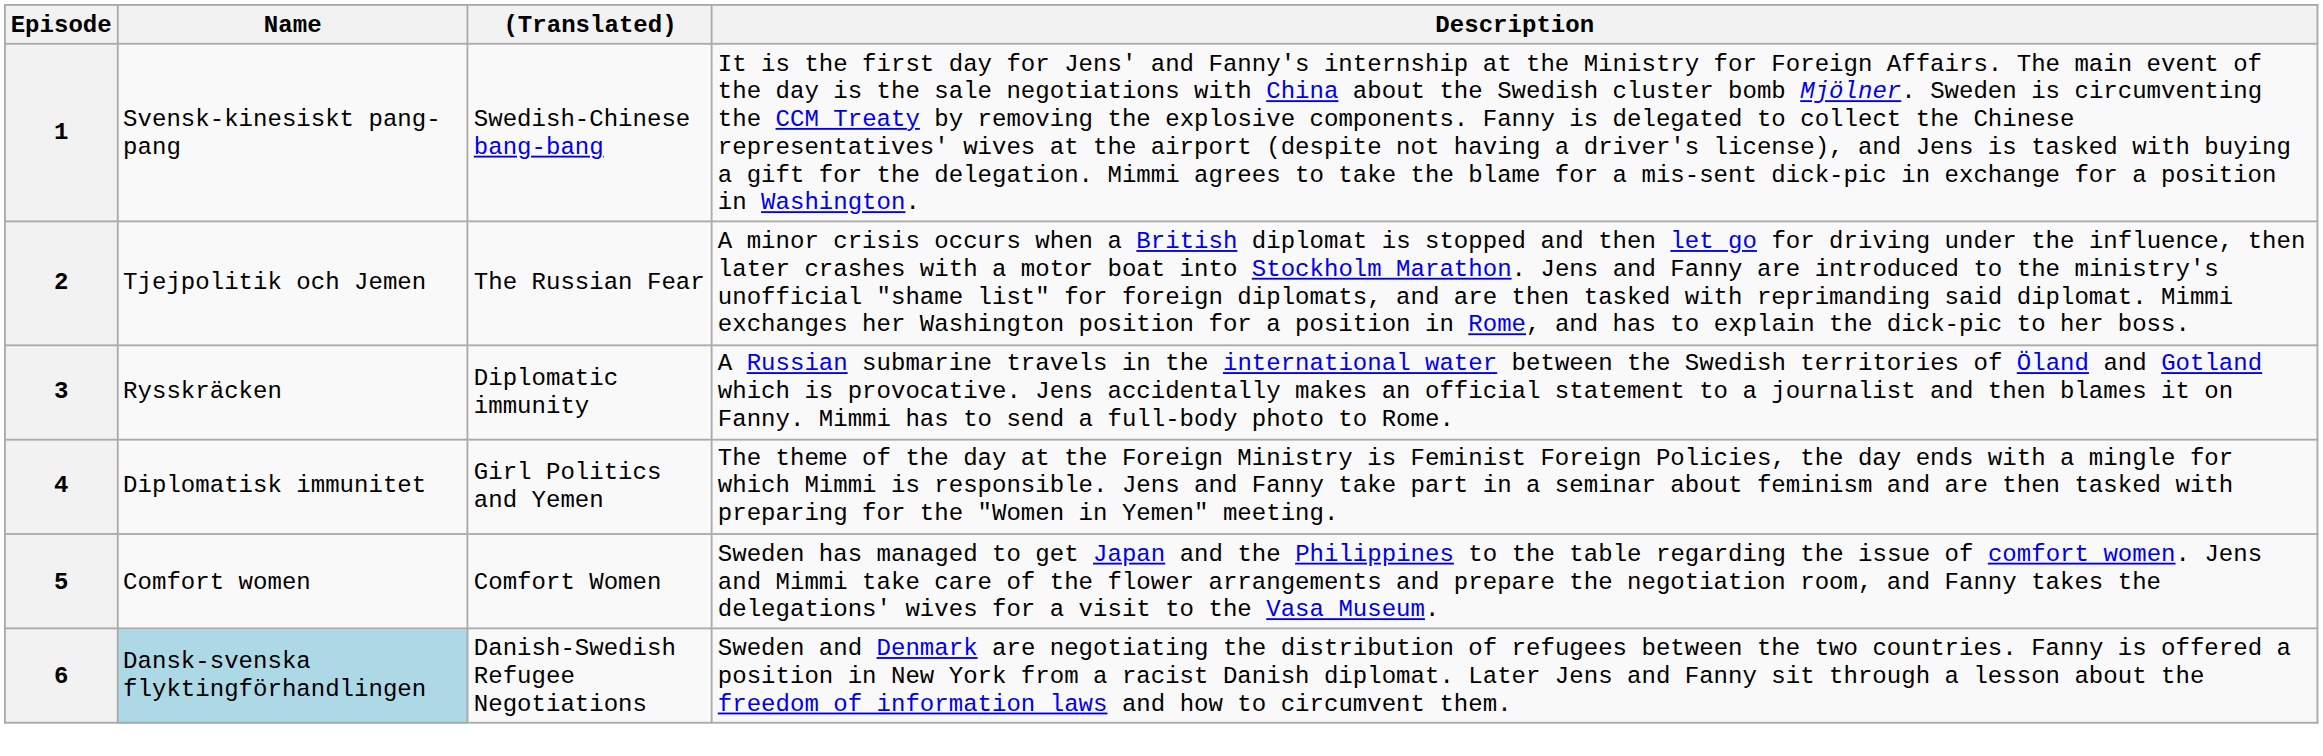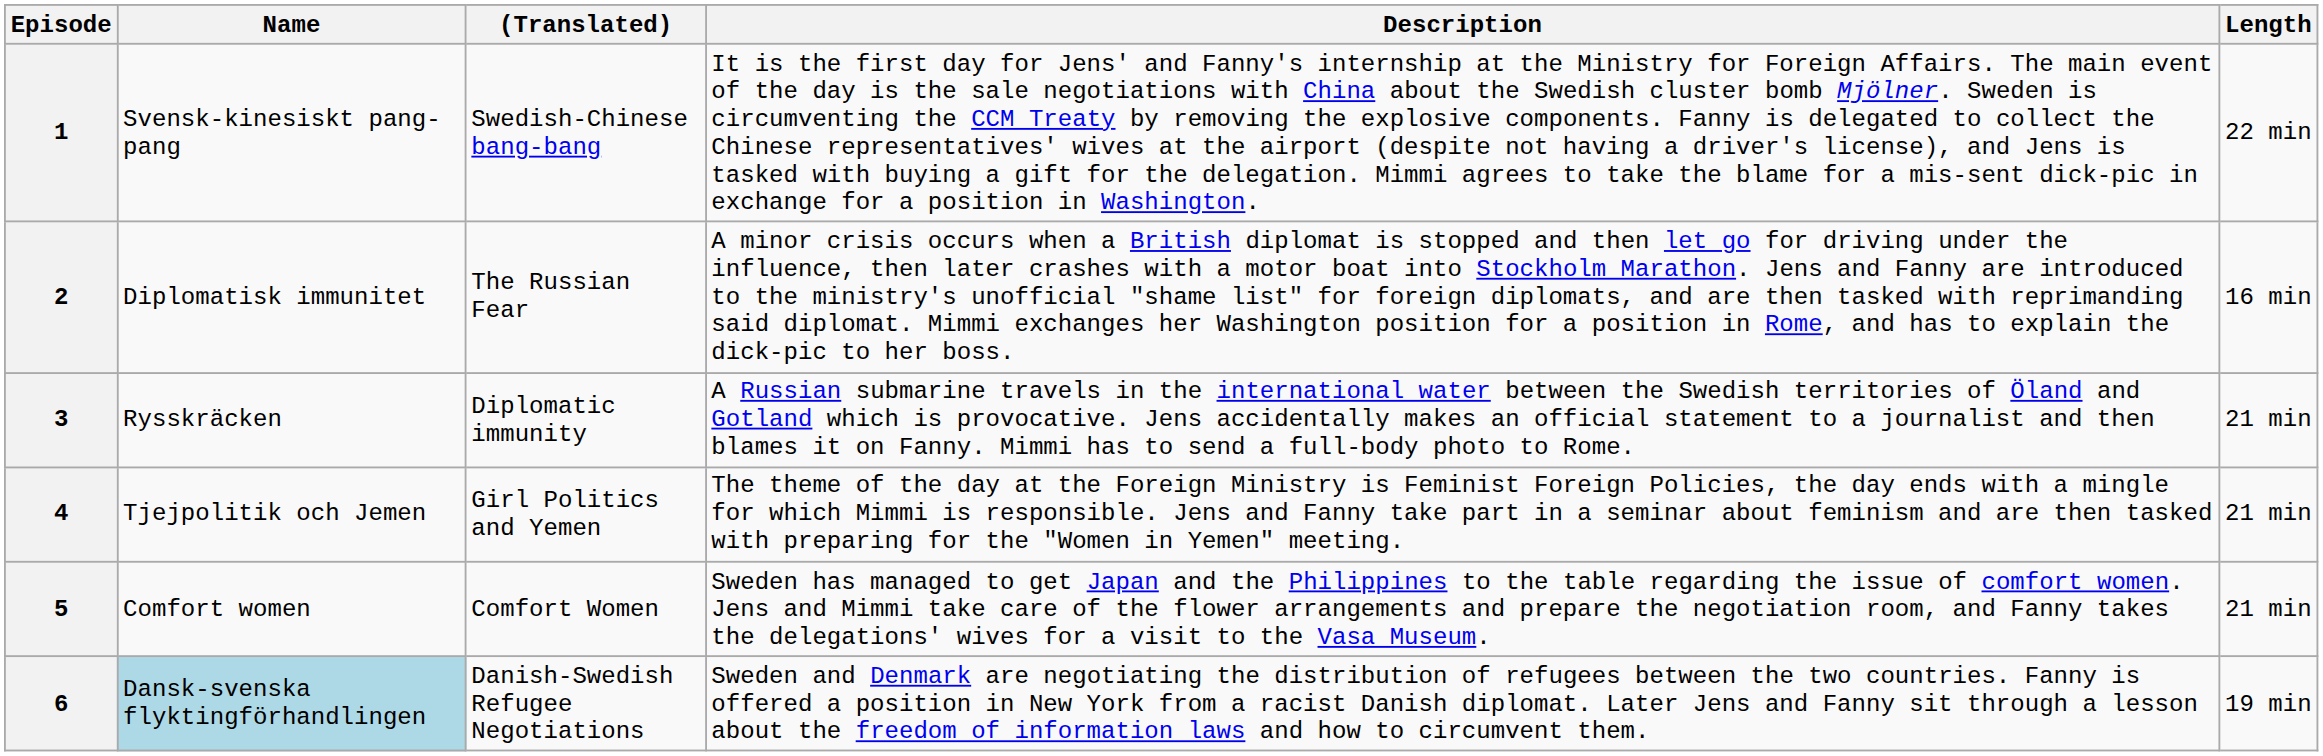+ column: (2268, 25)
(275, 283) Tjejpolitik och Jemen -> (275, 297) Diplomatisk immunitet
(275, 487) Diplomatisk immunitet -> (275, 514) Tjejpolitik och Jemen
